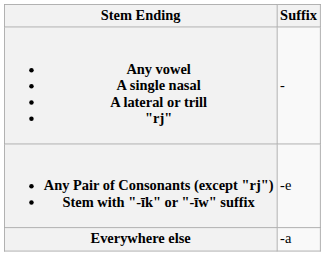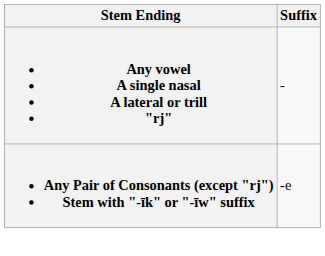- row: (141, 239)
